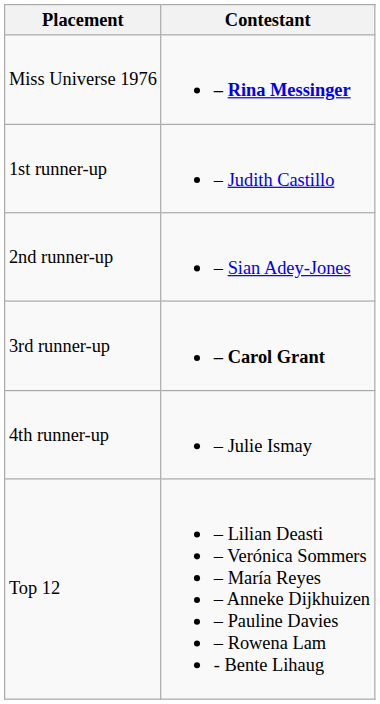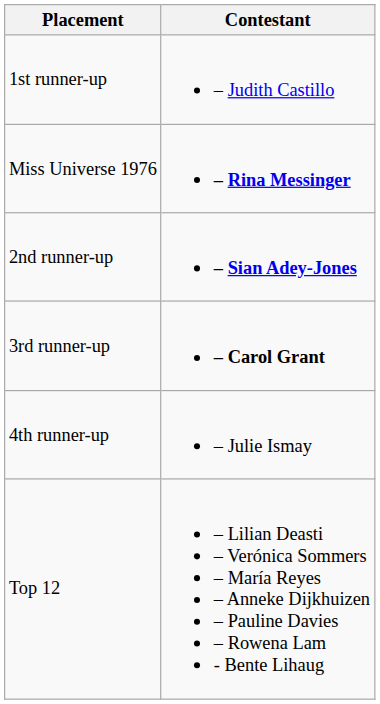rows swapped: (83, 79) <-> (58, 168)
(268, 268) normal -> (268, 268) bold
